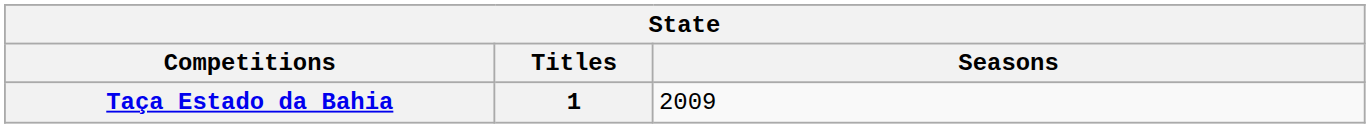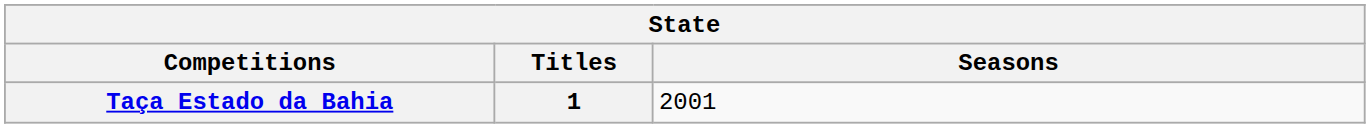(688, 102) 2009 -> (688, 102) 2001
